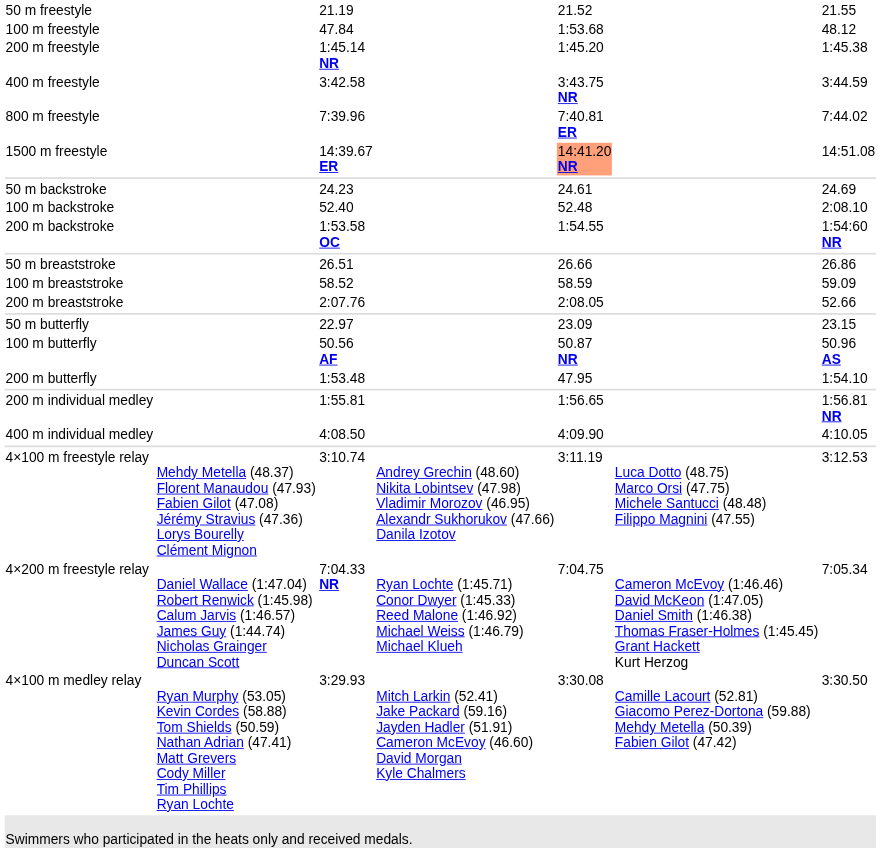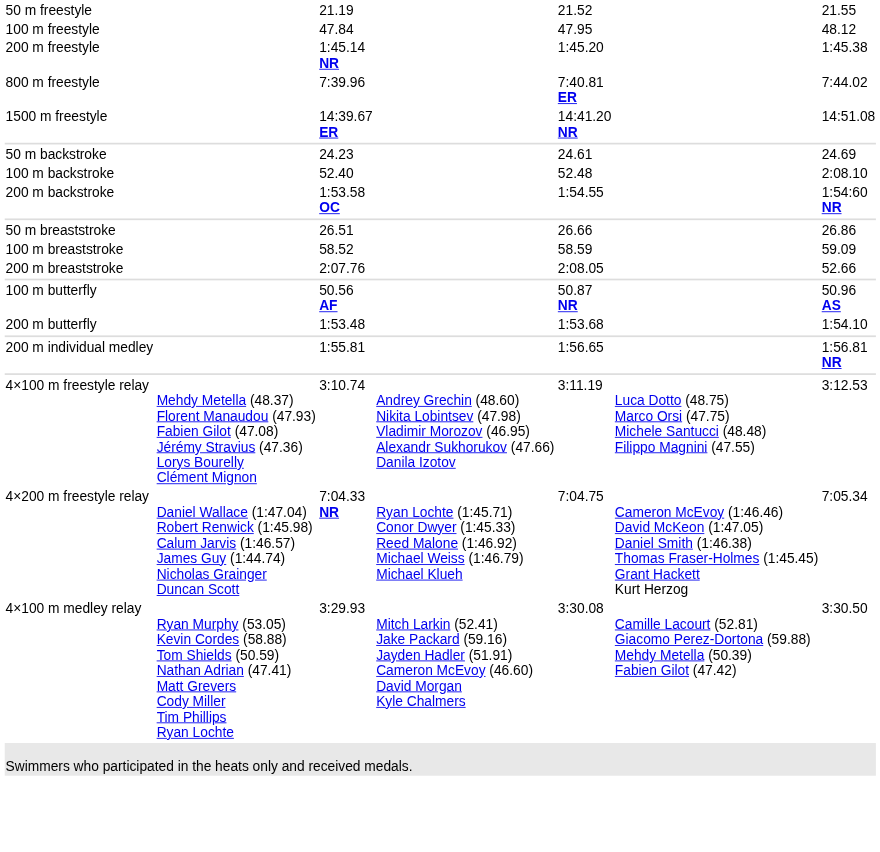(581, 29) 1:53.68 -> (575, 29) 47.95
- row: (53, 82)
(585, 159) lightsalmon background -> (585, 124) no background
- row: (47, 325)
(575, 378) 47.95 -> (581, 325) 1:53.68
- row: (79, 435)
